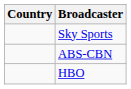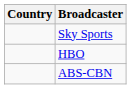rows swapped: (85, 53) <-> (71, 73)
